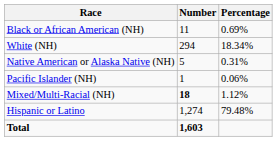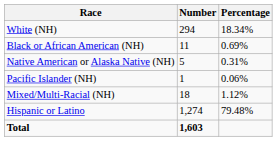rows swapped: (32, 45) <-> (75, 29)
(185, 95) bold -> (185, 95) normal
